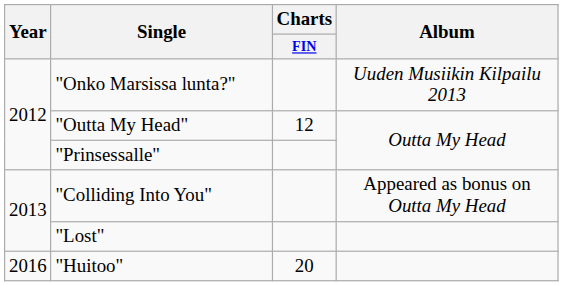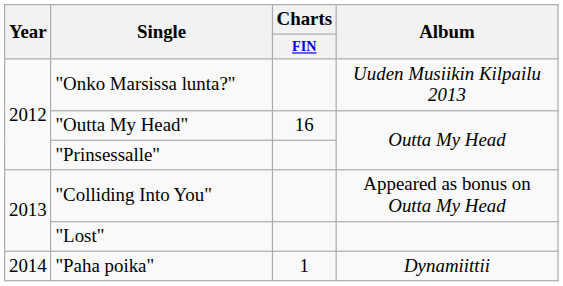(304, 125) 12 -> (304, 125) 16
+ row: (105, 266)
- row: (89, 266)
